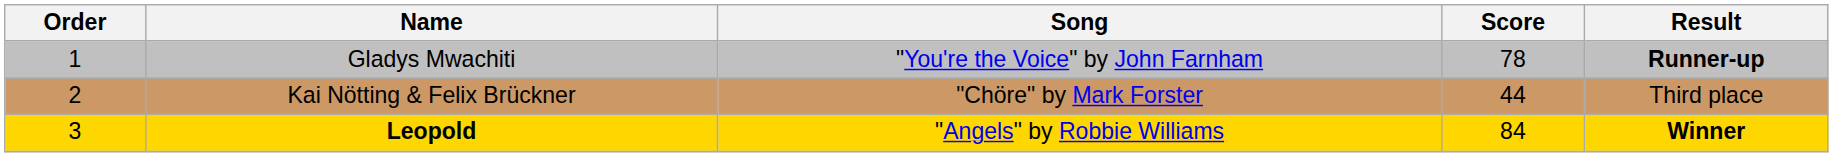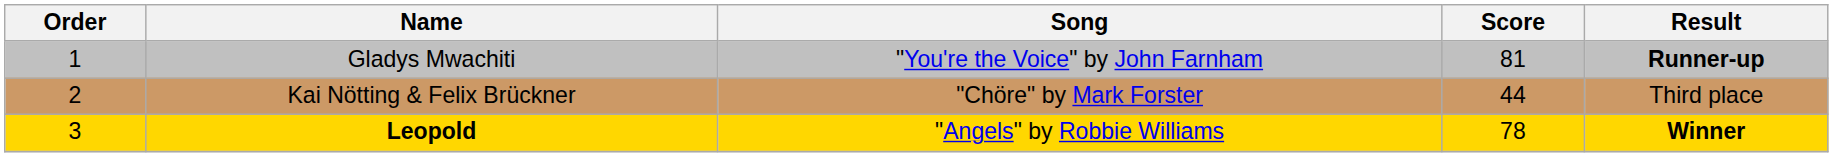(1513, 59) 78 -> (1513, 59) 81
(1513, 132) 84 -> (1513, 132) 78
